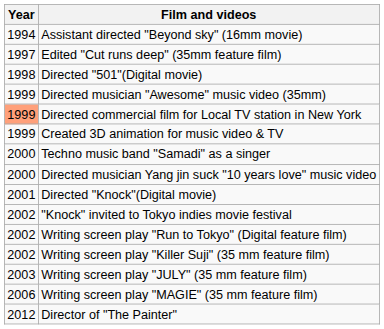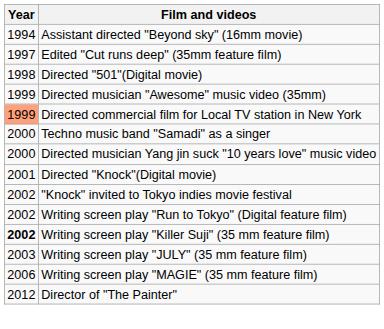- row: (162, 134)
(21, 254) normal -> (21, 234) bold
